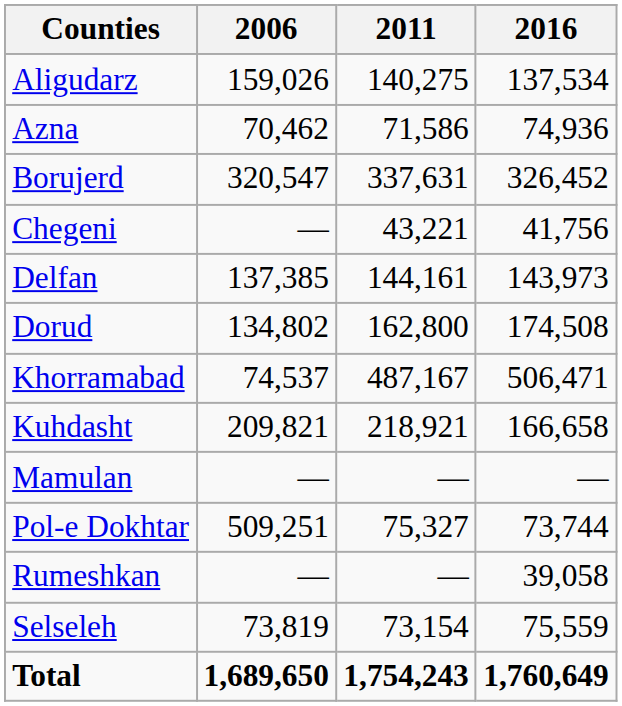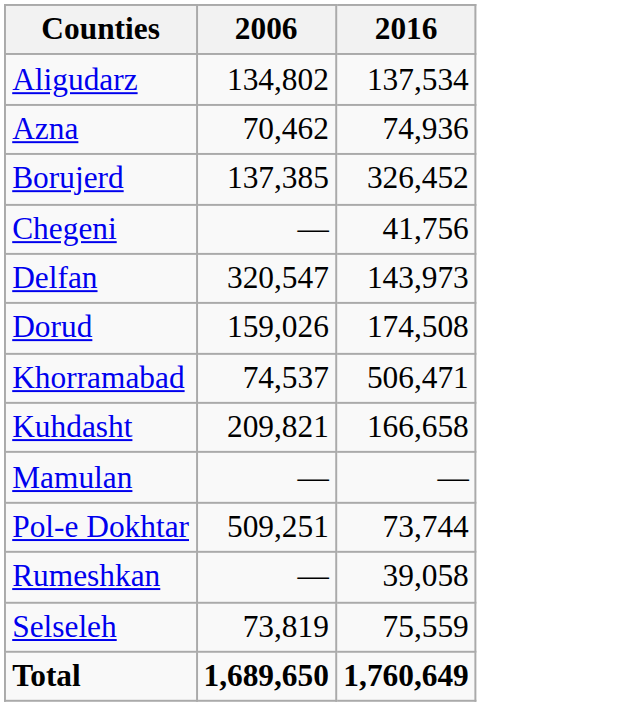- column: (406, 29)
(278, 79) 159,026 -> (278, 79) 134,802
(278, 178) 320,547 -> (278, 178) 137,385
(278, 278) 137,385 -> (278, 278) 320,547
(278, 327) 134,802 -> (278, 327) 159,026
